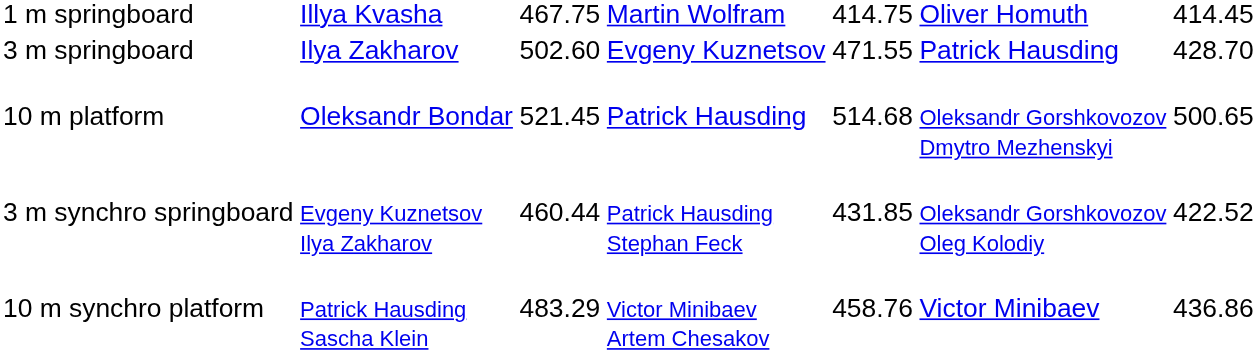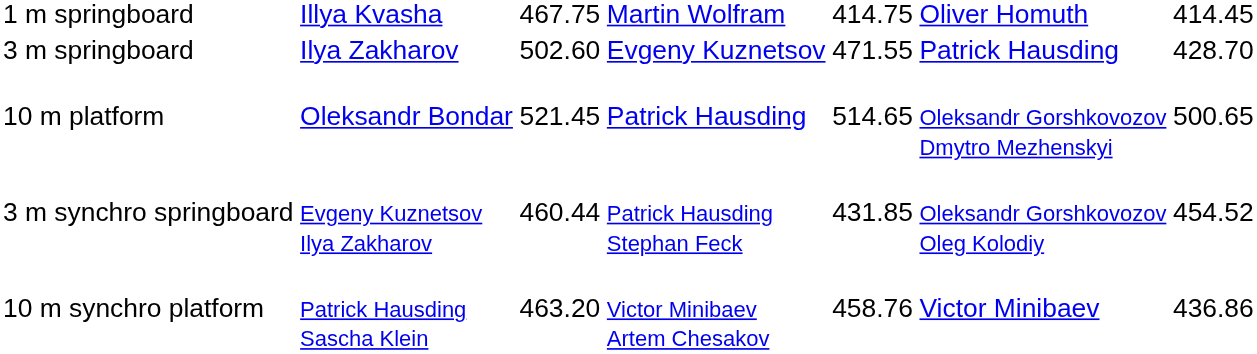(872, 116) 514.68 -> (872, 116) 514.65
(1213, 212) 422.52 -> (1213, 212) 454.52
(560, 308) 483.29 -> (560, 308) 463.20
